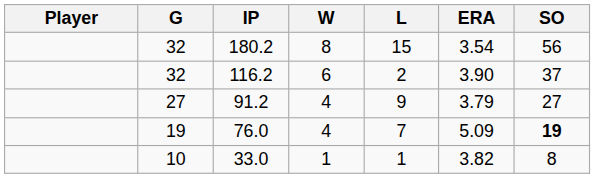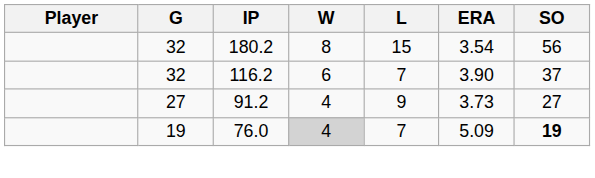(401, 74) 2 -> (401, 74) 7
(477, 103) 3.79 -> (477, 103) 3.73
(326, 131) no background -> (326, 131) lightgrey background
- row: (251, 159)
